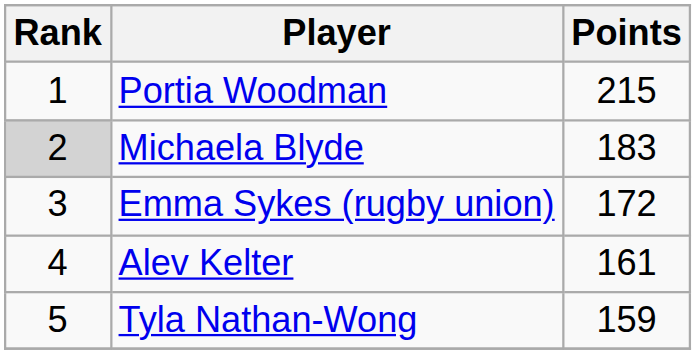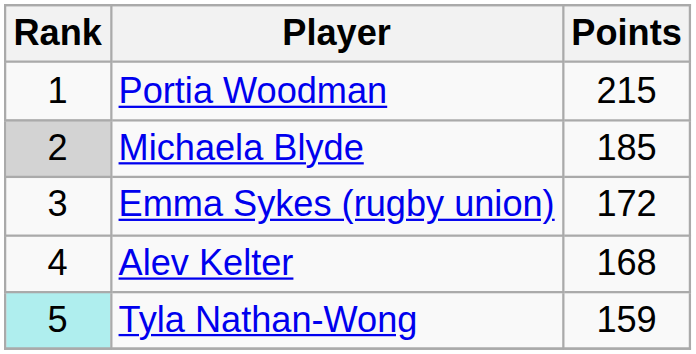(627, 147) 183 -> (627, 147) 185
(627, 262) 161 -> (627, 262) 168
(58, 319) no background -> (58, 319) paleturquoise background
